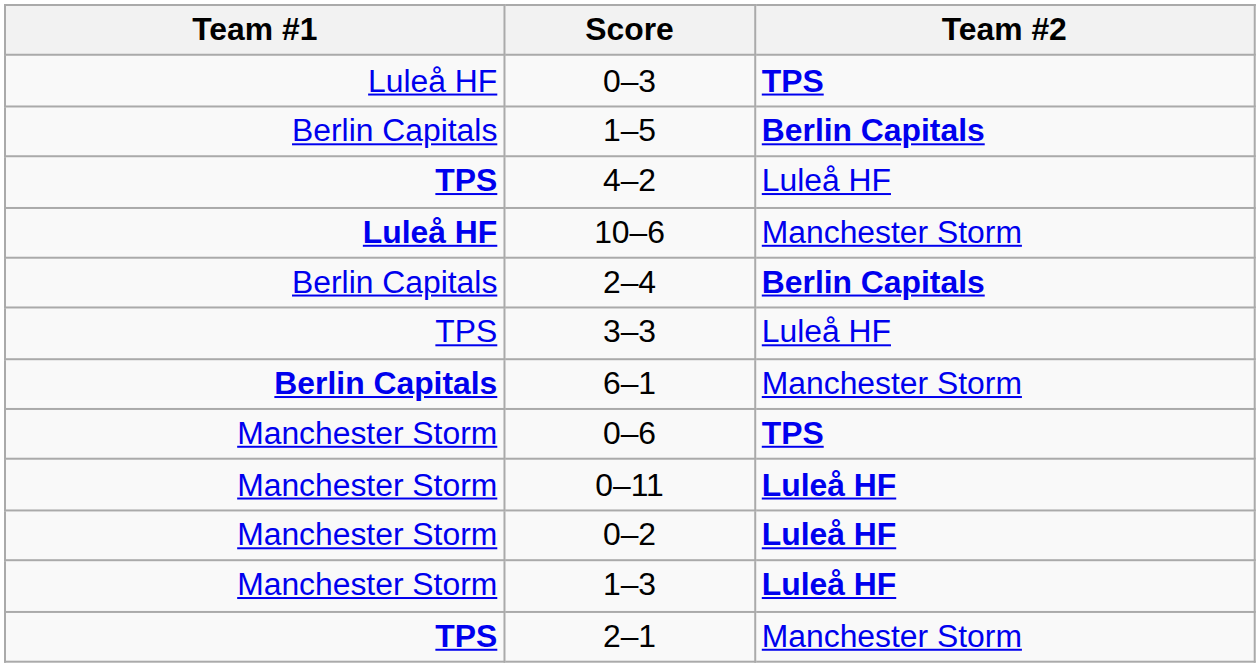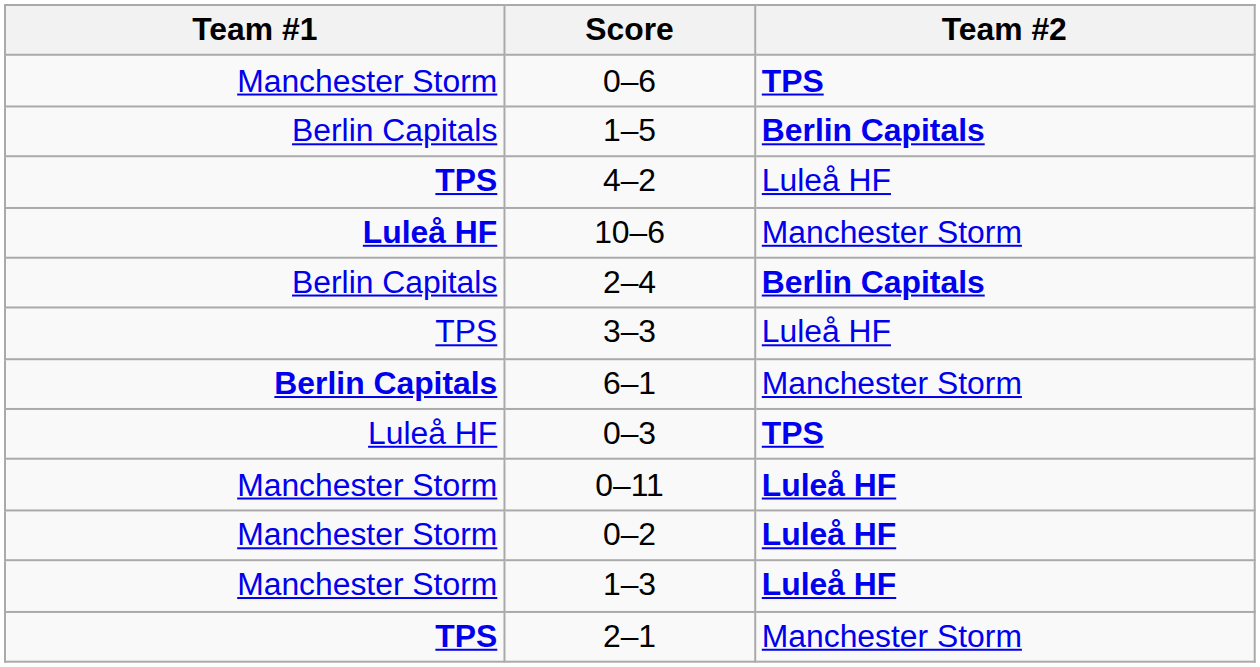rows swapped: (630, 433) <-> (630, 80)
